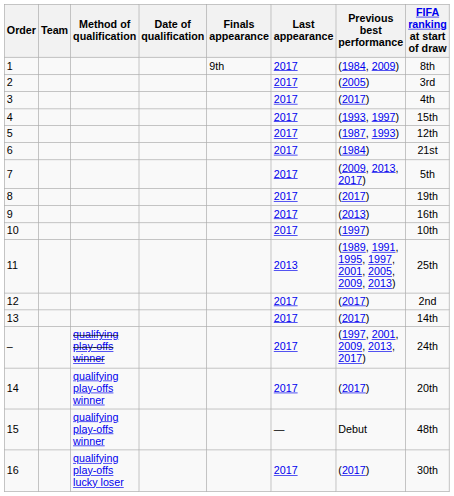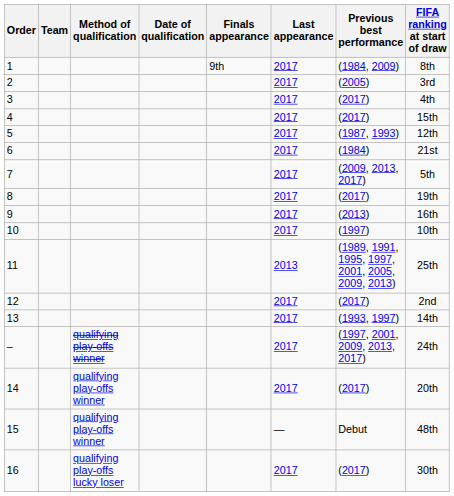(369, 117) (1993, 1997) -> (354, 117) (2017)
(354, 318) (2017) -> (369, 318) (1993, 1997)
